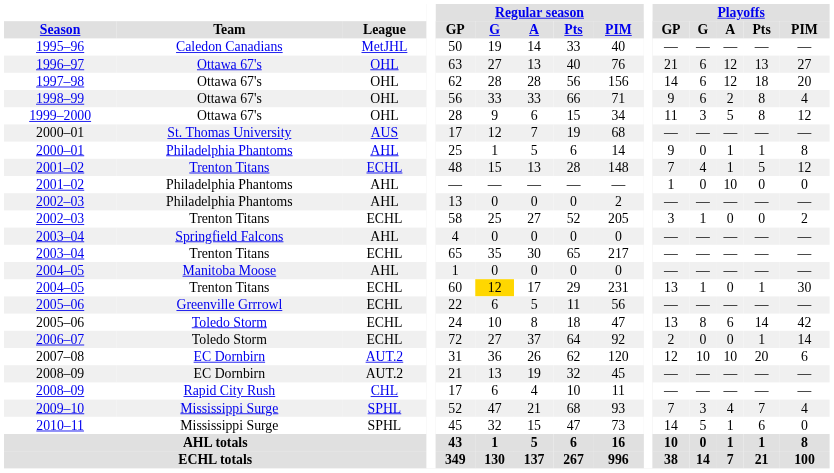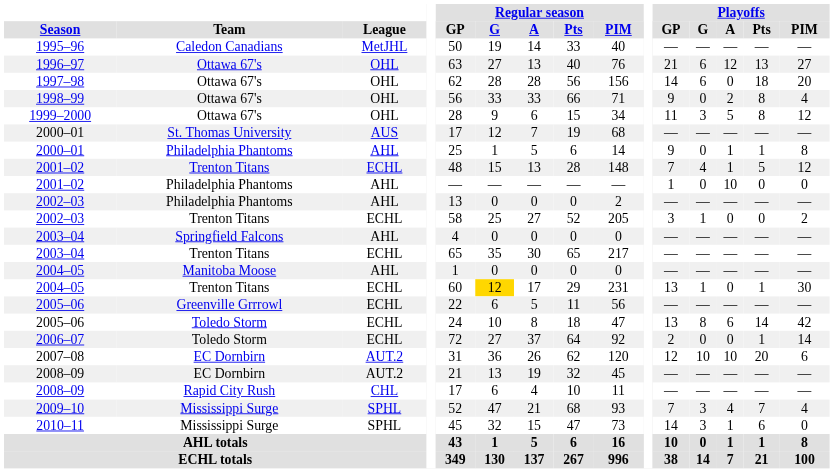(730, 81) 12 -> (730, 81) 0
(703, 98) 6 -> (703, 98) 0
(703, 425) 5 -> (703, 425) 3
